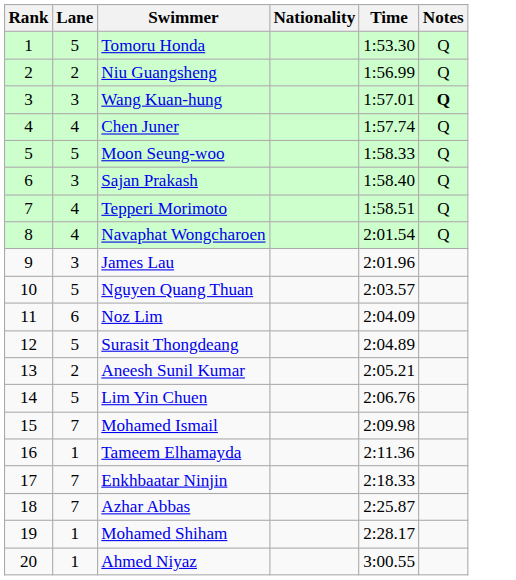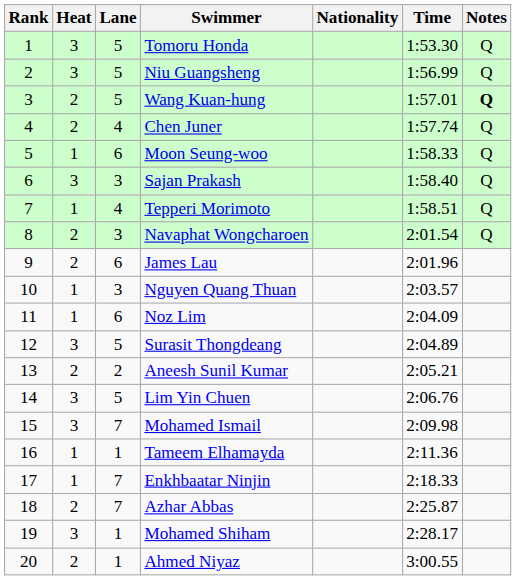+ column: (74, 18)
(75, 72) 2 -> (118, 72) 5
(75, 99) 3 -> (118, 99) 5
(75, 153) 5 -> (118, 153) 6
(75, 235) 4 -> (118, 235) 3
(75, 262) 3 -> (118, 262) 6
(75, 289) 5 -> (118, 289) 3
